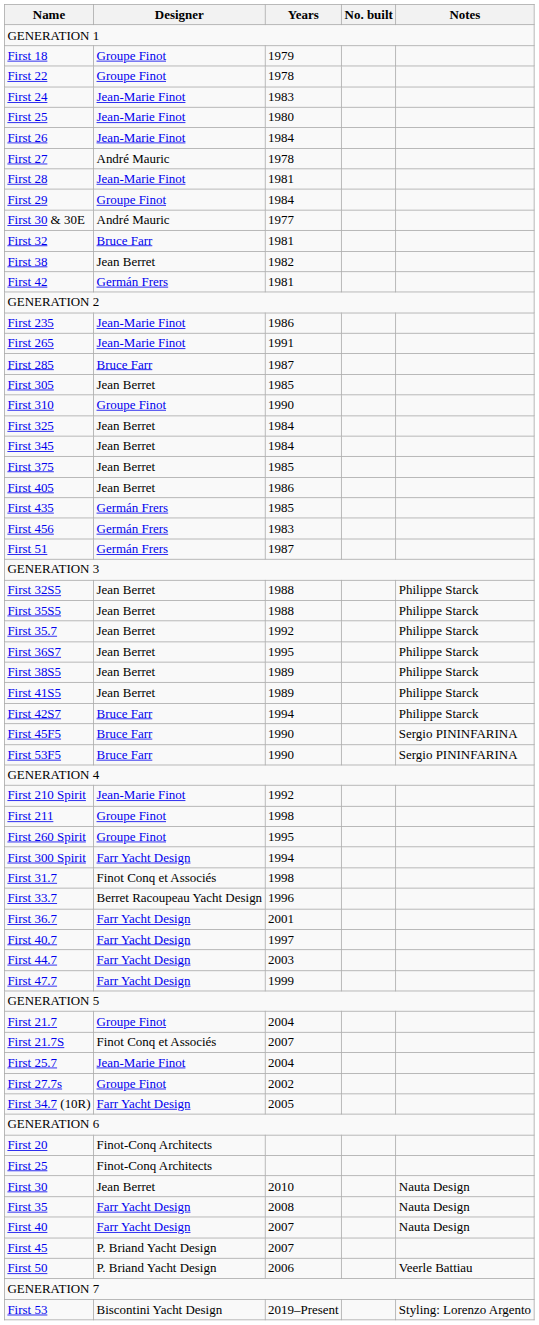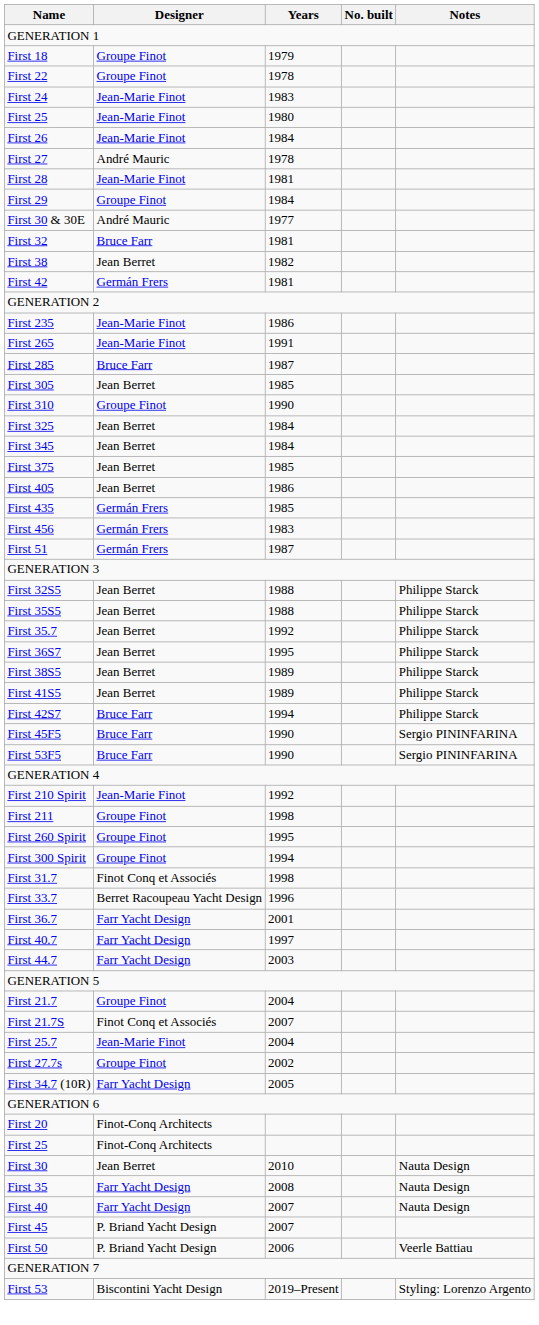(144, 857) Farr Yacht Design -> (131, 857) Groupe Finot
- row: (32, 980)
